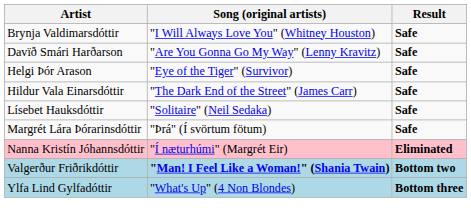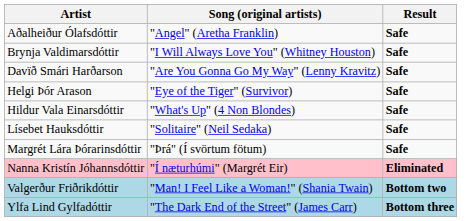+ row: (62, 33)
(253, 91) "The Dark End of the Street" (James Carr) -> (222, 110) "What's Up" (4 Non Blondes)
(270, 168) bold -> (261, 187) normal
(222, 187) "What's Up" (4 Non Blondes) -> (253, 206) "The Dark End of the Street" (James Carr)
